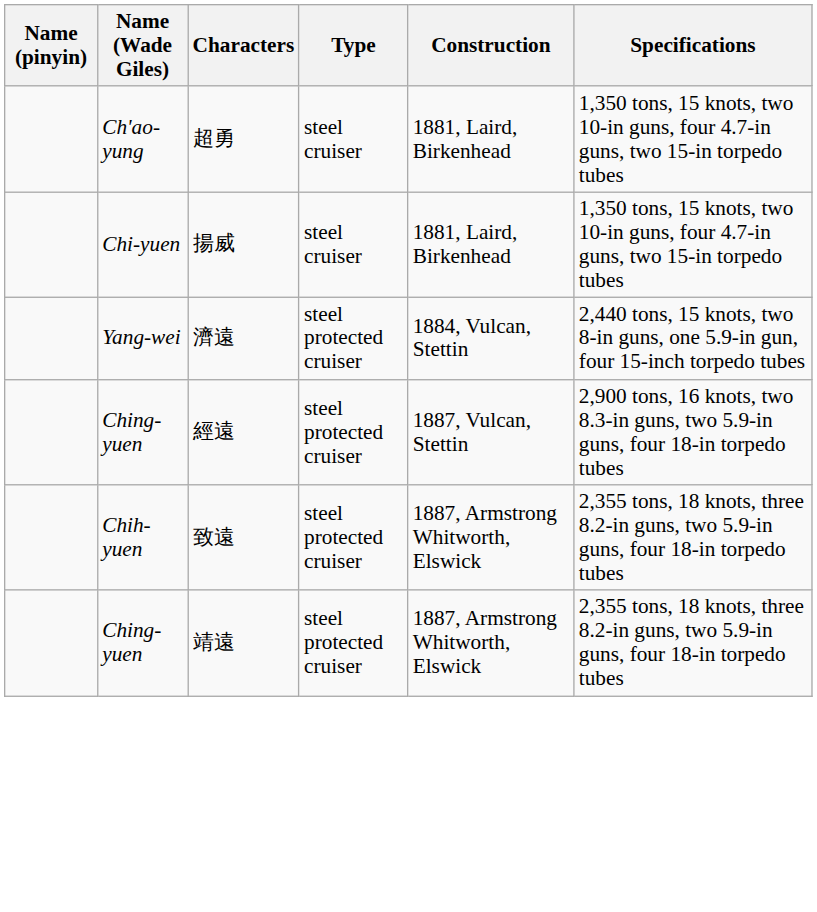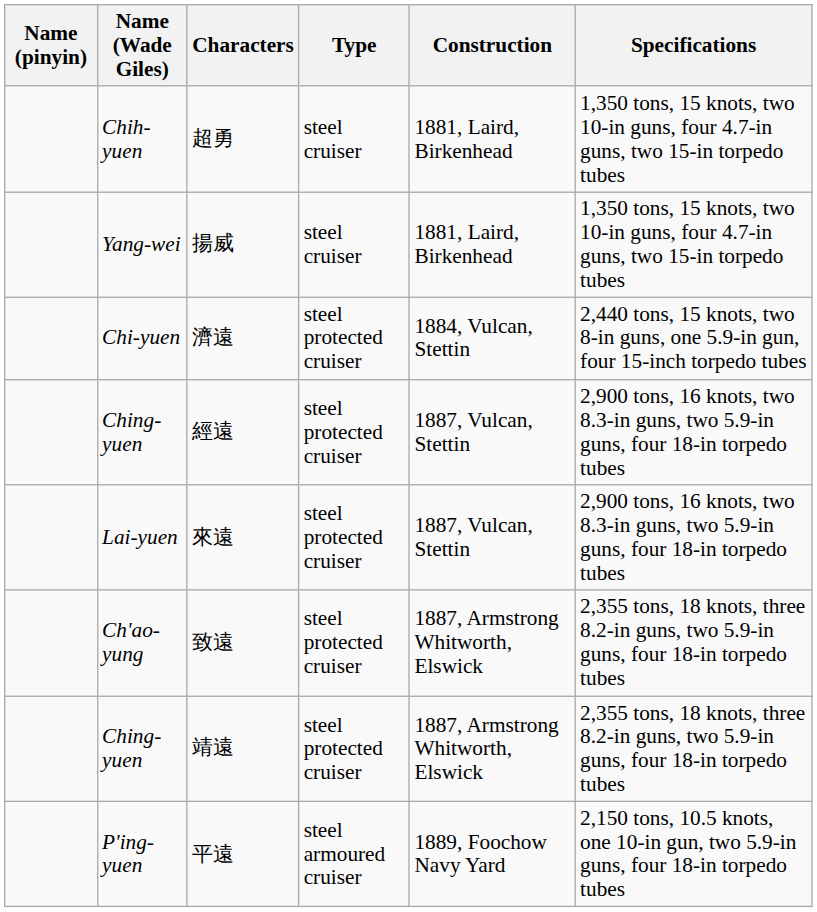(131, 138) Ch'ao-yung -> (126, 138) Chih-yuen
(141, 244) Chi-yuen -> (141, 244) Yang-wei
(141, 338) Yang-wei -> (141, 338) Chi-yuen
+ row: (213, 536)
(126, 537) Chih-yuen -> (131, 642) Ch'ao-yung
+ row: (213, 853)
